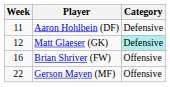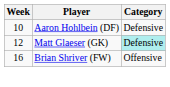(18, 27) 11 -> (18, 27) 10
- row: (75, 74)
